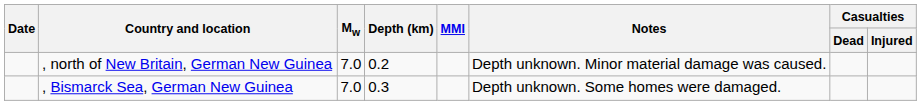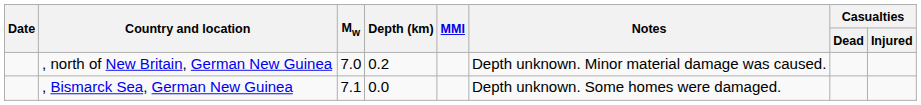(351, 87) 7.0 -> (351, 87) 7.1
(379, 87) 0.3 -> (379, 87) 0.0
